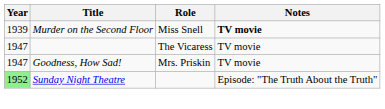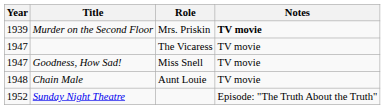(181, 29) Miss Snell -> (184, 29) Mrs. Priskin
(184, 63) Mrs. Priskin -> (181, 63) Miss Snell
+ row: (58, 79)
(17, 79) lightgreen background -> (17, 96) no background
